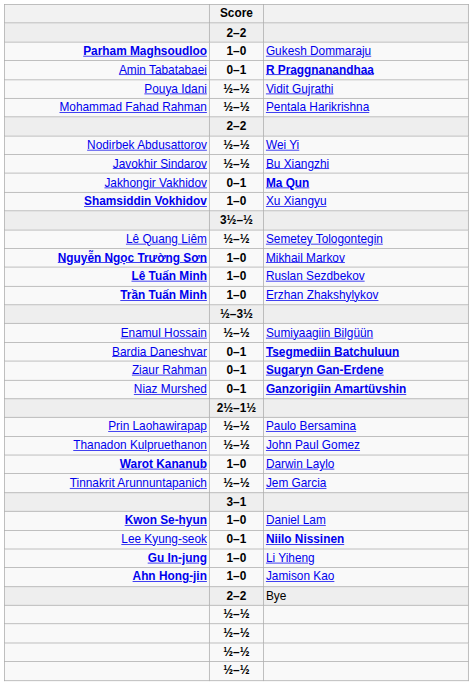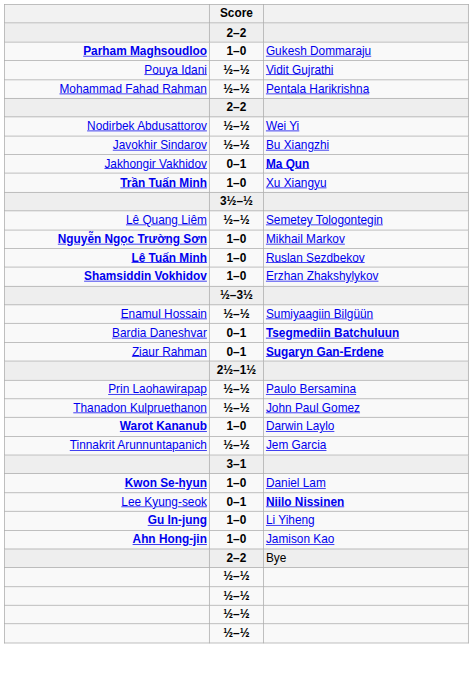- row: (236, 70)
(145, 201) Shamsiddin Vokhidov -> (164, 182) Trần Tuấn Minh
(164, 295) Trần Tuấn Minh -> (145, 276) Shamsiddin Vokhidov
- row: (236, 389)
